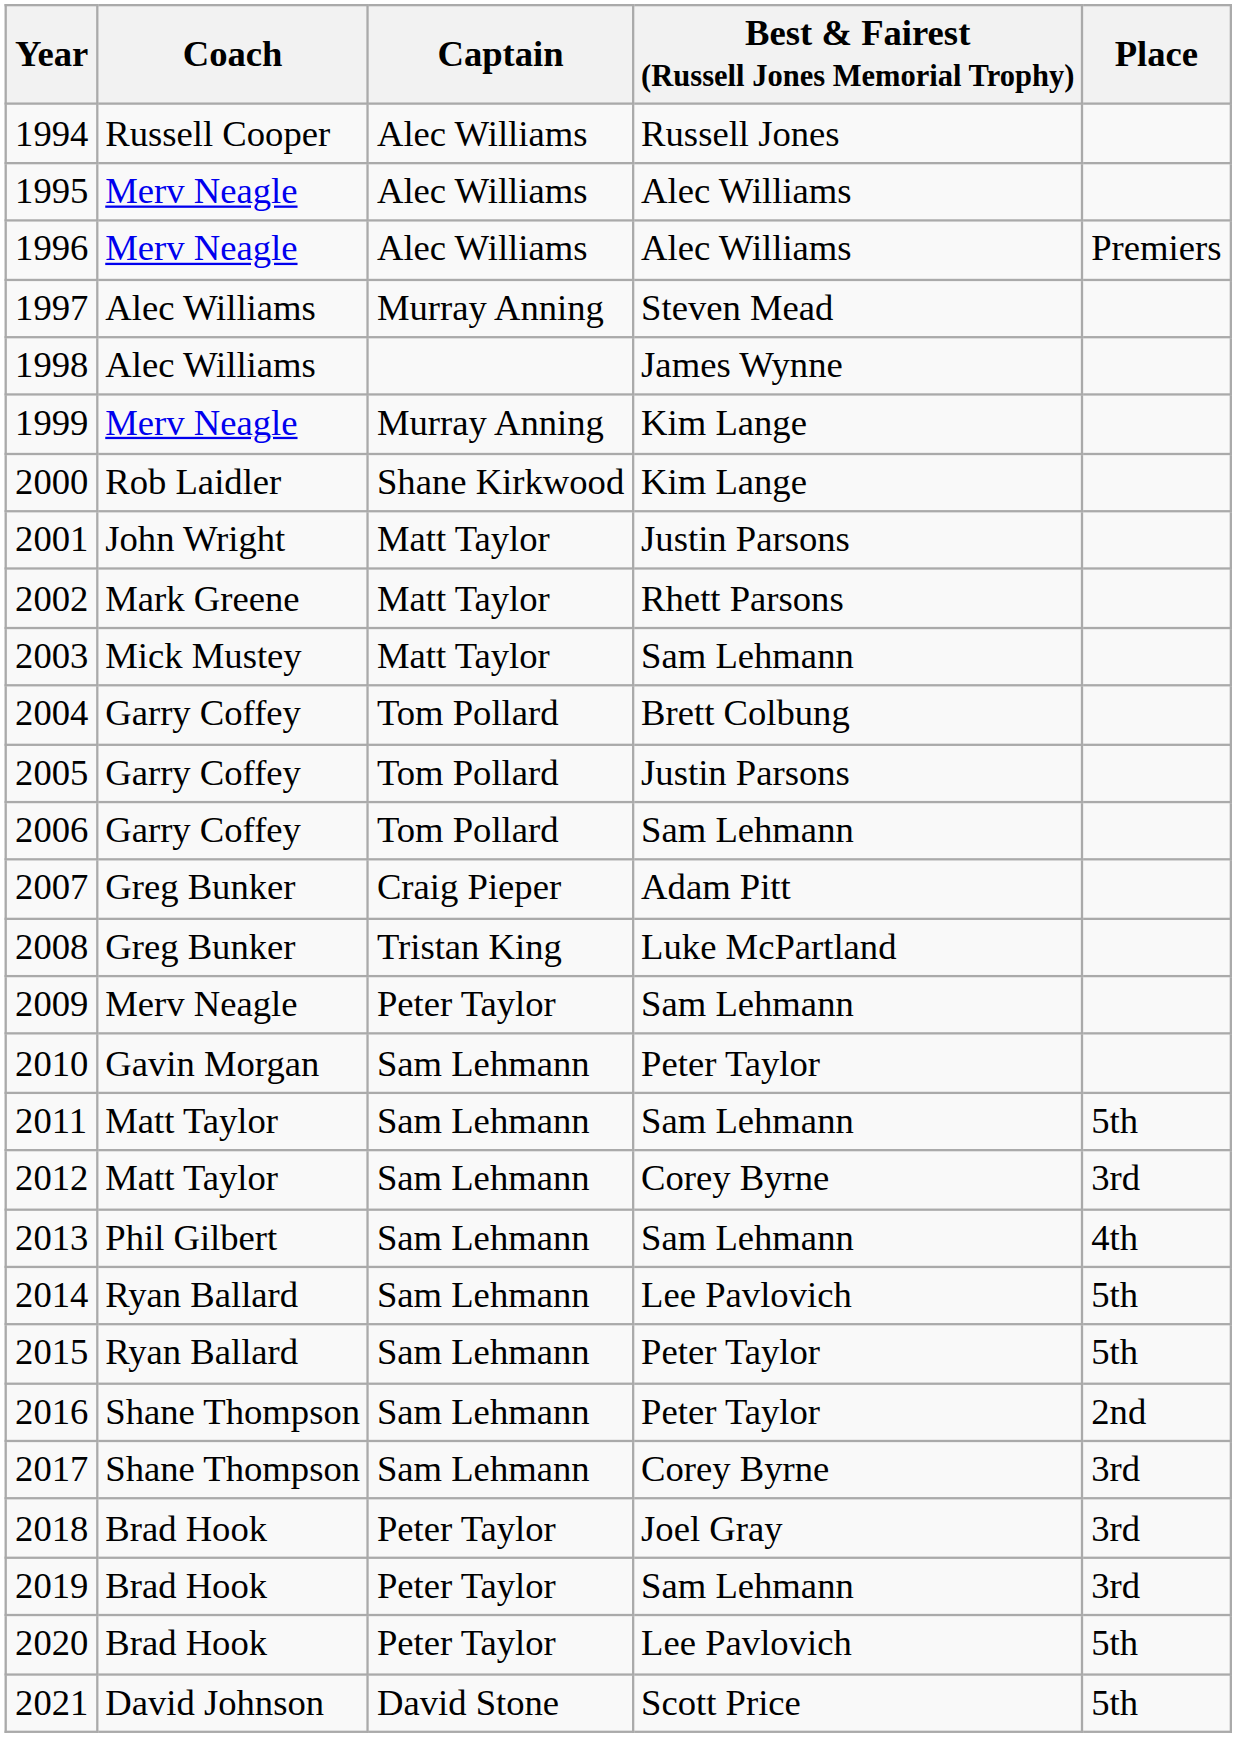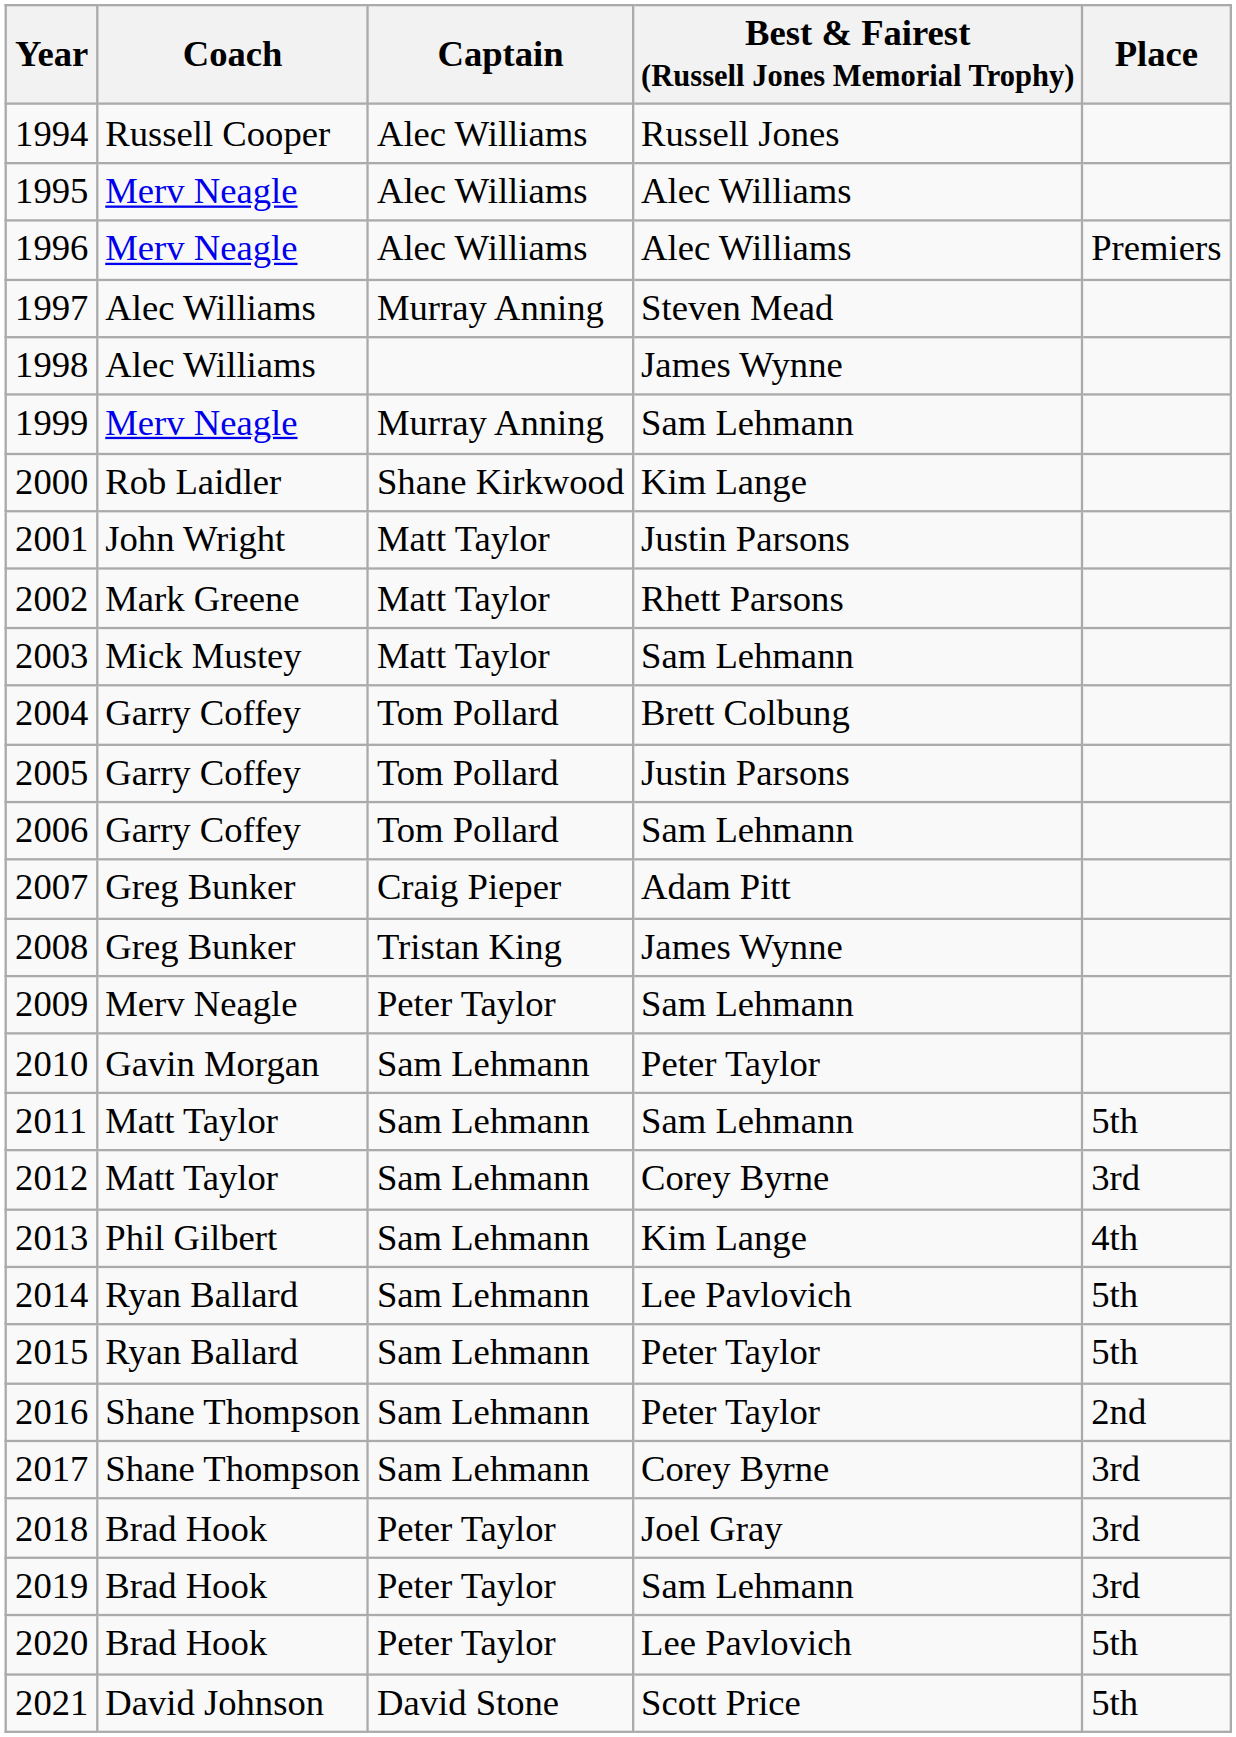(724, 423) Kim Lange -> (747, 423) Sam Lehmann
(769, 946) Luke McPartland -> (742, 946) James Wynne
(747, 1236) Sam Lehmann -> (724, 1236) Kim Lange
